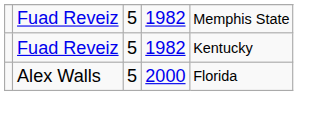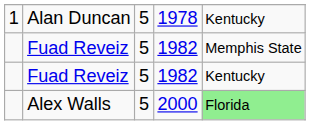+ row: (79, 18)
(215, 76) no background -> (227, 105) lightgreen background
